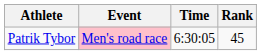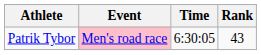(237, 38) 45 -> (237, 38) 43
